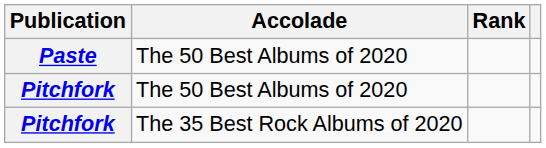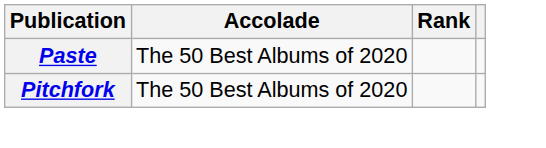- row: (68, 124)
